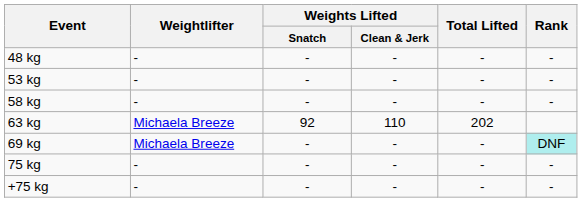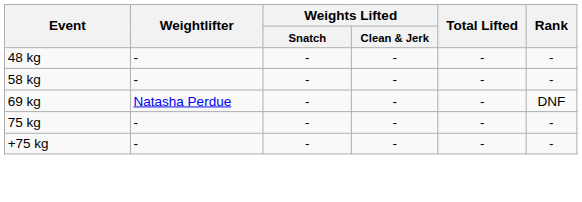- row: (24, 80)
- row: (24, 122)
(184, 144) Michaela Breeze -> (182, 101) Natasha Perdue
(551, 144) paleturquoise background -> (551, 101) no background
